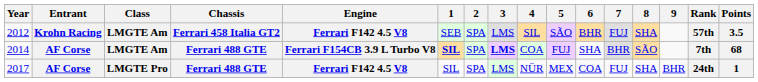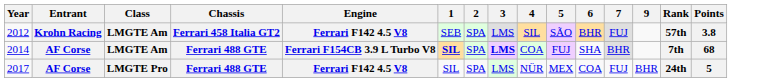- column: (646, 14)
(736, 32) 3.5 -> (709, 32) 3.8
(736, 68) 1 -> (709, 68) 5
